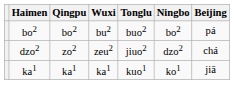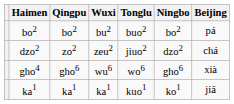+ row: (30, 70)
